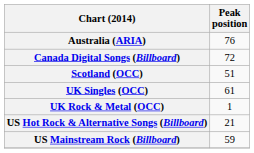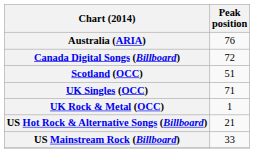(230, 90) 61 -> (230, 90) 71
(230, 139) 59 -> (230, 139) 33
